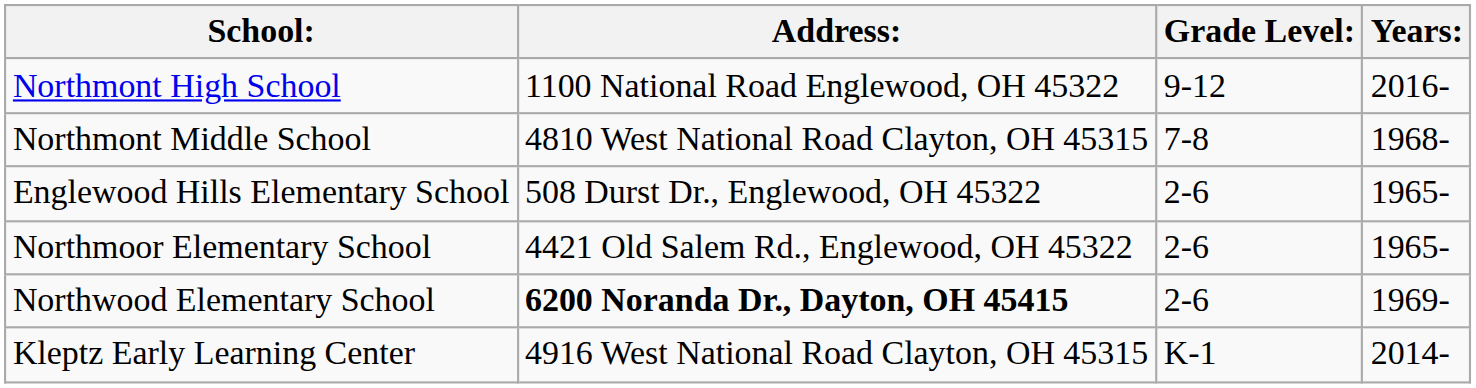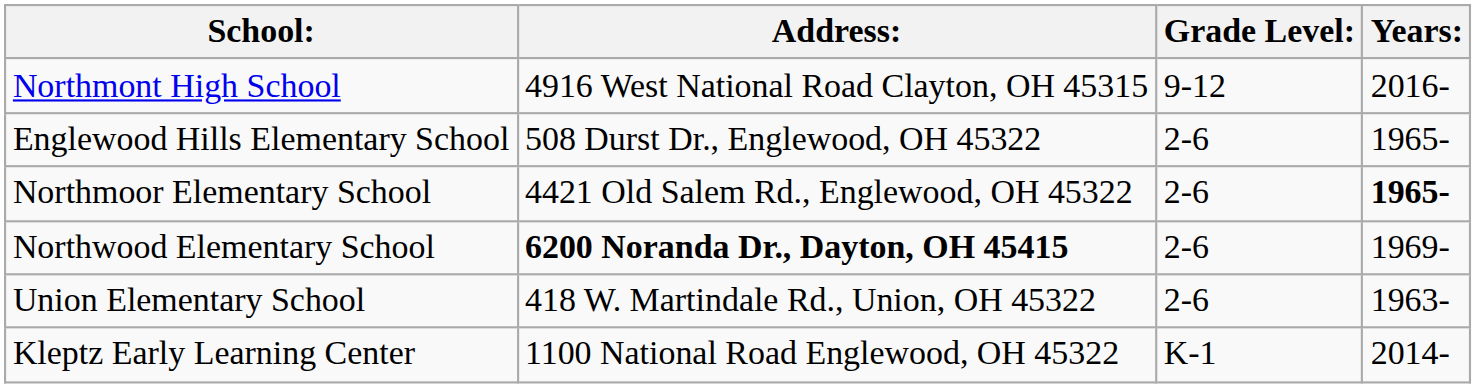(822, 85) 1100 National Road Englewood, OH 45322 -> (837, 85) 4916 West National Road Clayton, OH 45315
- row: (192, 138)
(1410, 246) normal -> (1410, 192) bold
+ row: (189, 300)
(837, 354) 4916 West National Road Clayton, OH 45315 -> (822, 354) 1100 National Road Englewood, OH 45322
